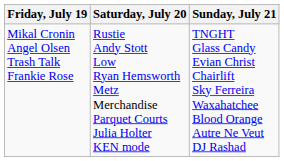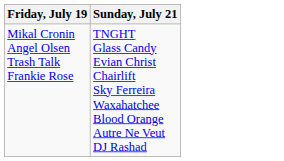- column: (140, 14)
